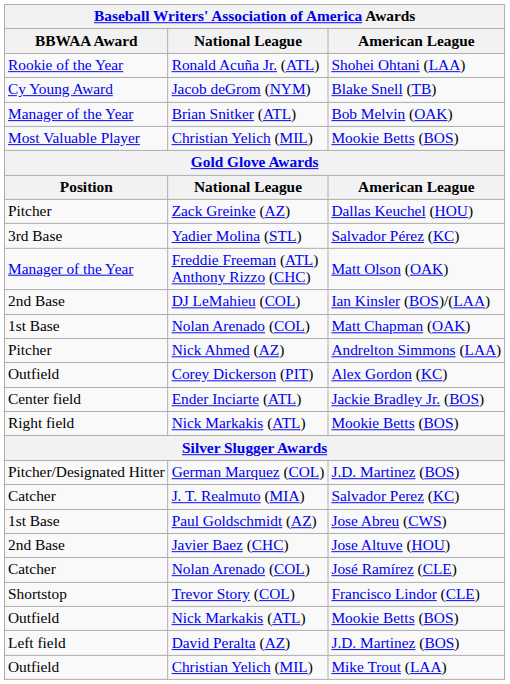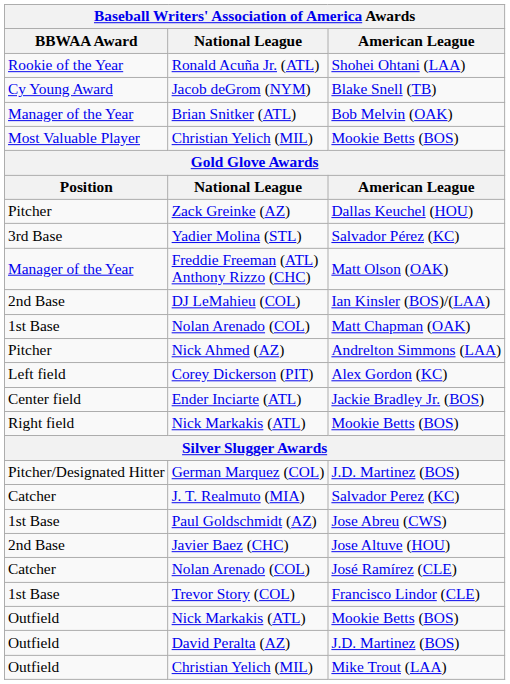(34, 374) Outfield -> (37, 374) Left field
(37, 594) Shortstop -> (34, 594) 1st Base
(37, 642) Left field -> (34, 642) Outfield
